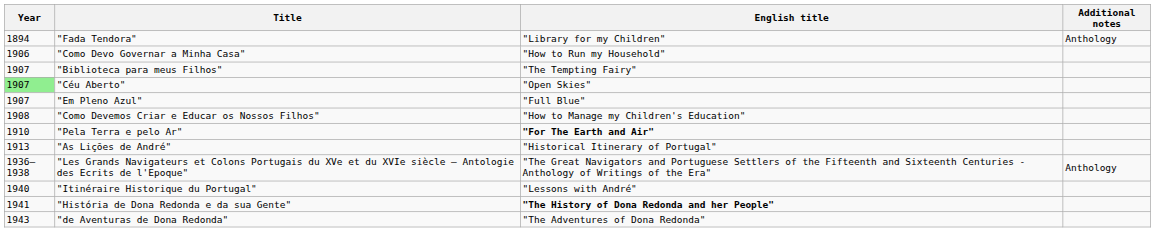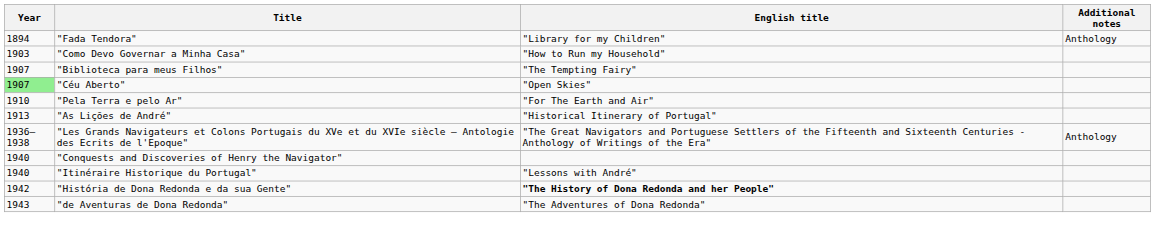(18, 54) 1906 -> (18, 54) 1903
- row: (100, 100)
- row: (188, 116)
(588, 131) bold -> (588, 100) normal
+ row: (200, 158)
(18, 204) 1941 -> (18, 189) 1942
